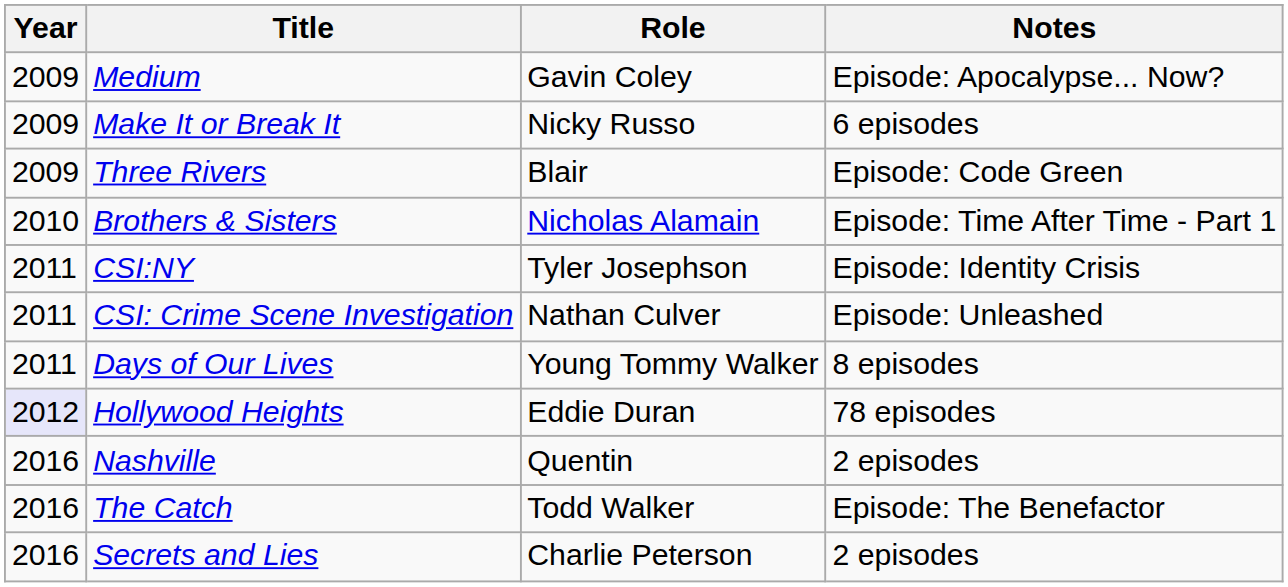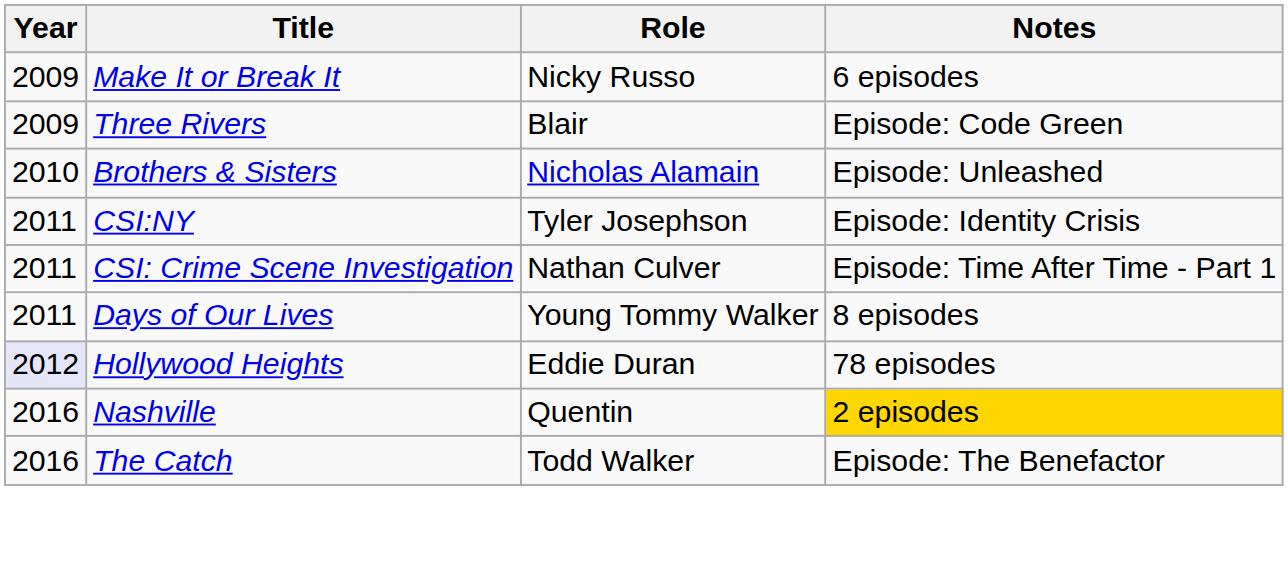- row: (147, 76)
(1054, 220) Episode: Time After Time - Part 1 -> (968, 172) Episode: Unleashed
(968, 316) Episode: Unleashed -> (1054, 268) Episode: Time After Time - Part 1
(906, 460) no background -> (906, 412) gold background
- row: (206, 556)
